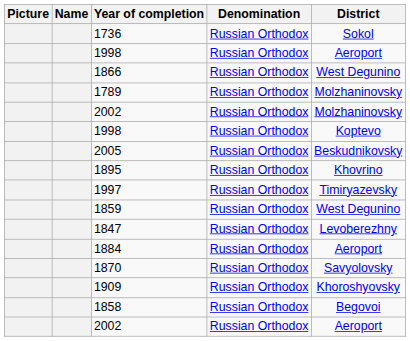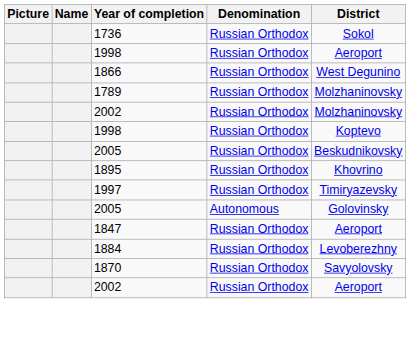+ row: (108, 209)
- row: (108, 209)
(358, 229) Levoberezhny -> (358, 229) Aeroport
(358, 248) Aeroport -> (358, 248) Levoberezhny
- row: (108, 287)
- row: (108, 307)
